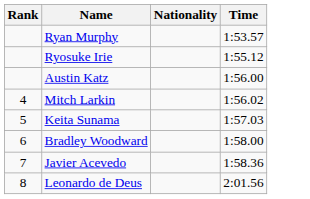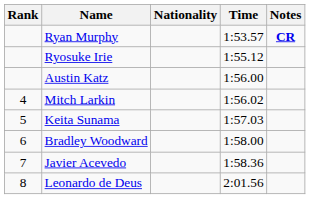+ column: (286, 15)
